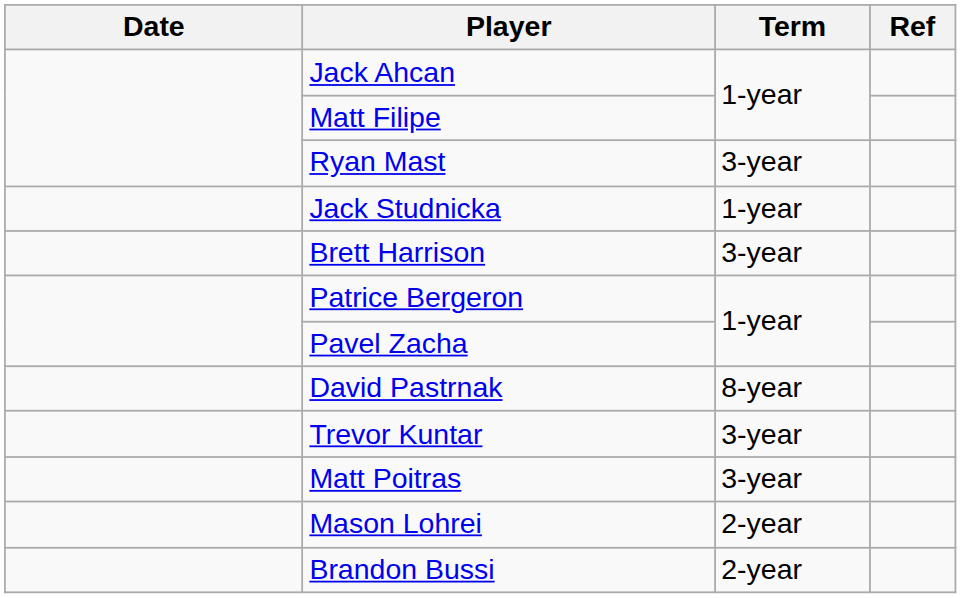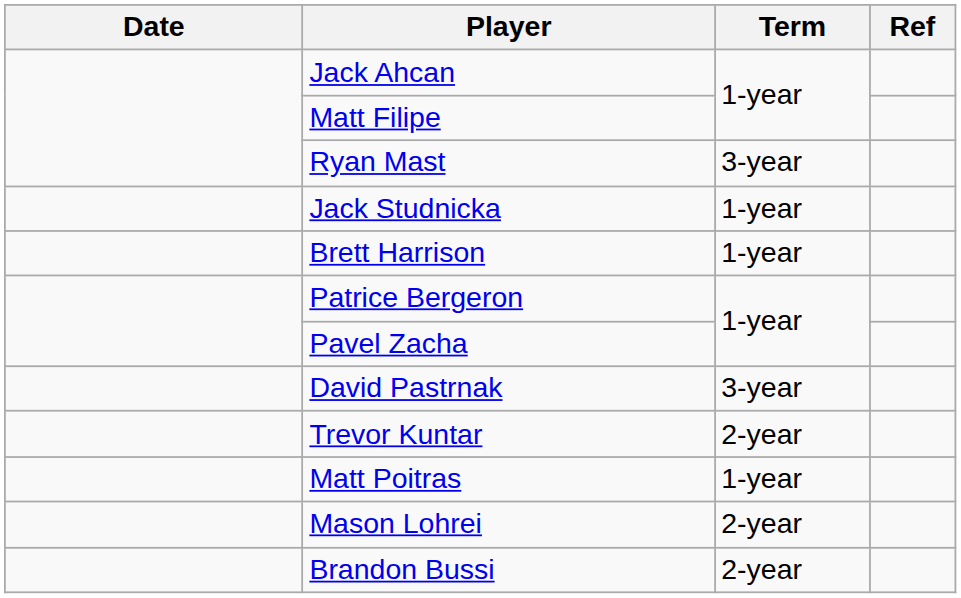(762, 252) 3-year -> (762, 252) 1-year
(762, 388) 8-year -> (762, 388) 3-year
(762, 433) 3-year -> (762, 433) 2-year
(762, 478) 3-year -> (762, 478) 1-year
